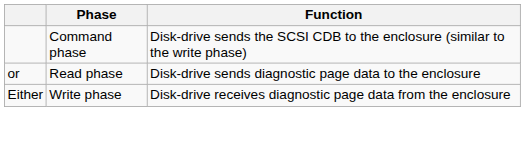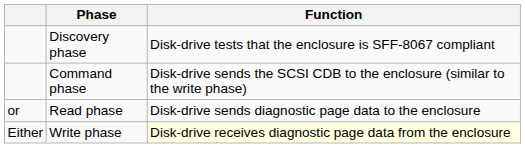+ row: (79, 44)
(330, 95) no background -> (330, 132) lightyellow background
